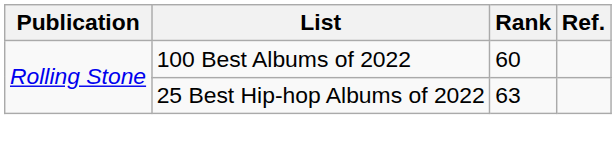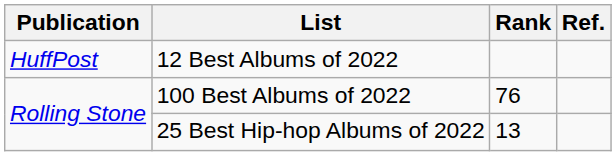+ row: (277, 58)
(508, 58) 60 -> (508, 95) 76
(508, 95) 63 -> (508, 131) 13
